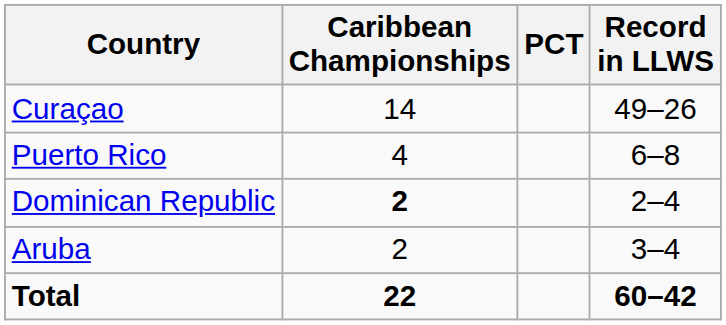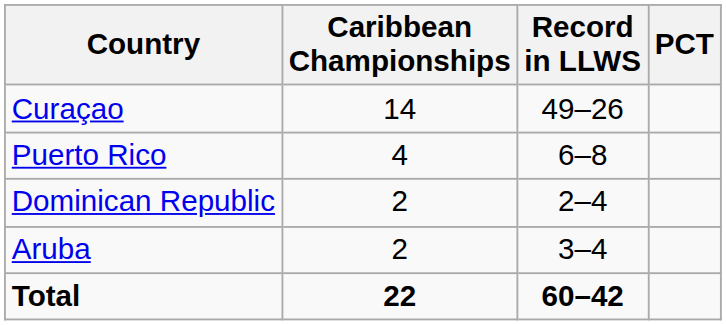columns swapped: (656, 44) <-> (554, 44)
(400, 202) bold -> (400, 202) normal
